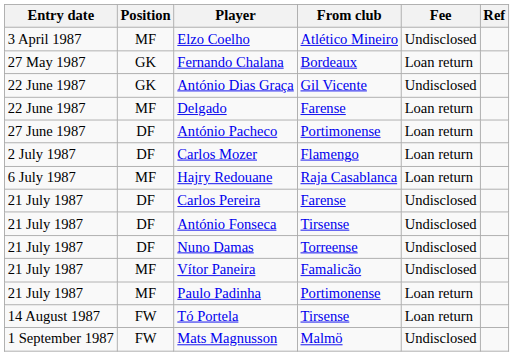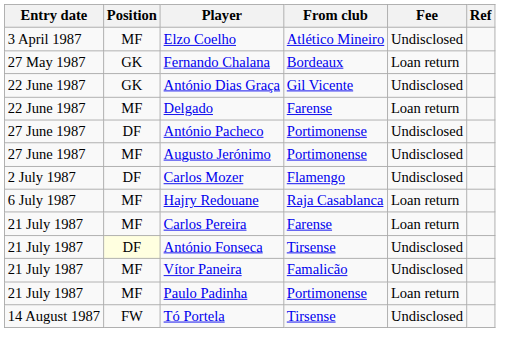(439, 131) Loan return -> (427, 131) Undisclosed
+ row: (217, 154)
(439, 154) Loan return -> (427, 177) Undisclosed
(146, 200) DF -> (132, 223) MF
(441, 200) Undisclosed -> (425, 223) Loan return
(146, 223) no background -> (132, 246) lightyellow background
- row: (216, 246)
(439, 316) Loan return -> (427, 316) Undisclosed
- row: (227, 339)
